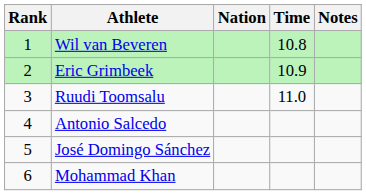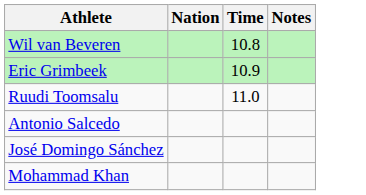- column: (28, 17)
